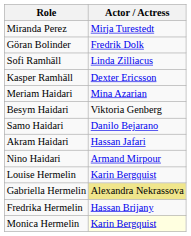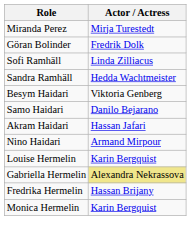+ row: (40, 77)
- row: (40, 77)
- row: (40, 93)
(123, 223) lightyellow background -> (123, 207) no background
